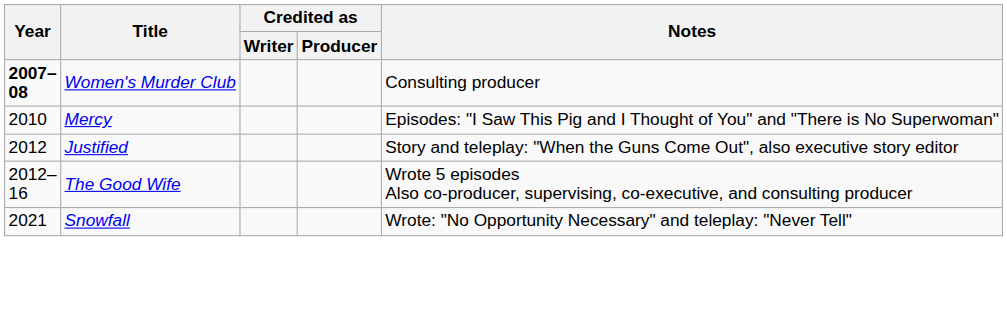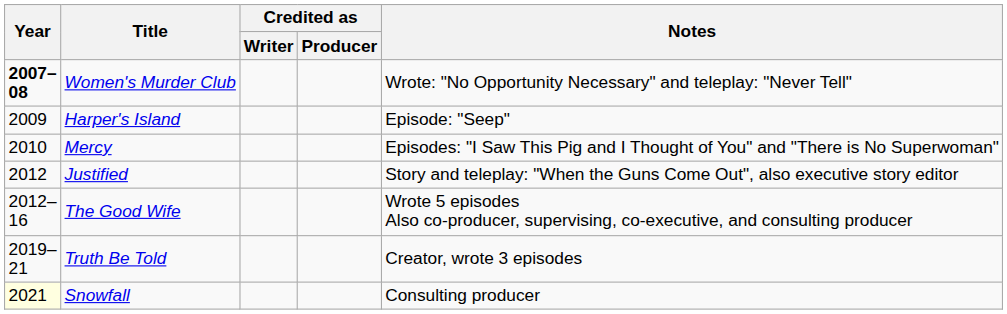(463, 82) Consulting producer -> (619, 82) Wrote: "No Opportunity Necessary" and teleplay: "Never Tell"
+ row: (122, 119)
+ row: (115, 258)
(28, 221) no background -> (28, 295) lightyellow background
(619, 221) Wrote: "No Opportunity Necessary" and teleplay: "Never Tell" -> (463, 295) Consulting producer
